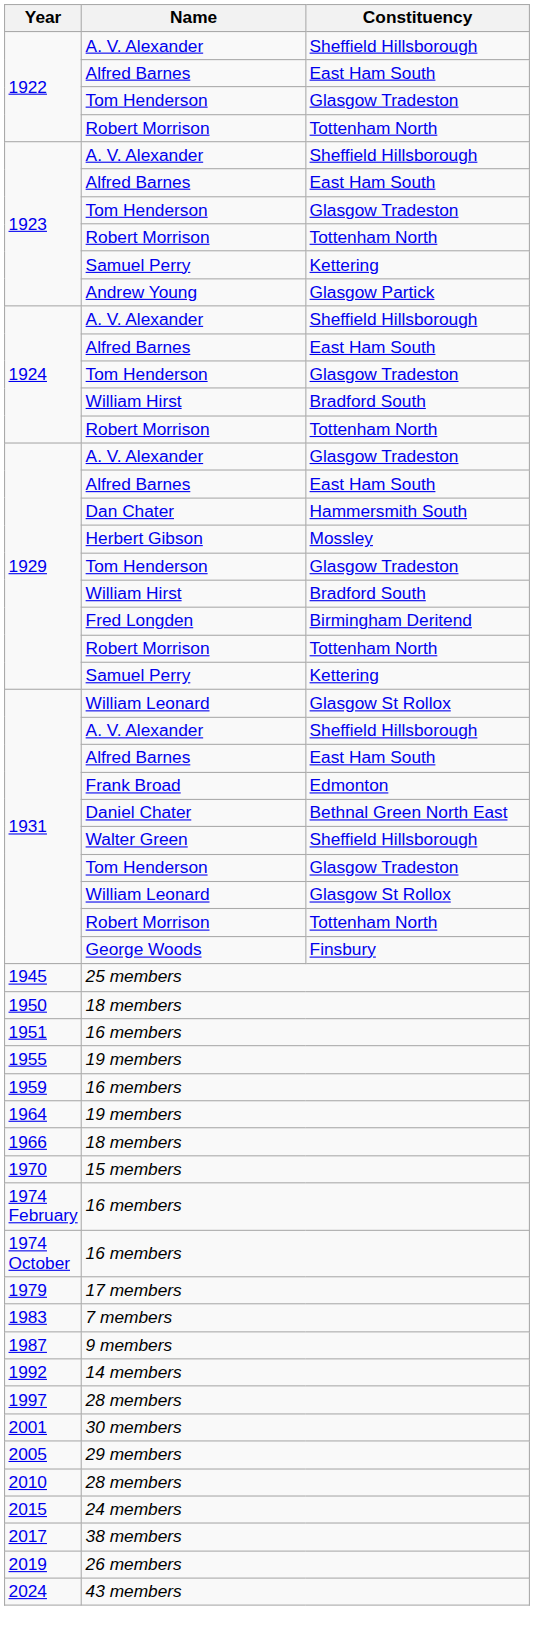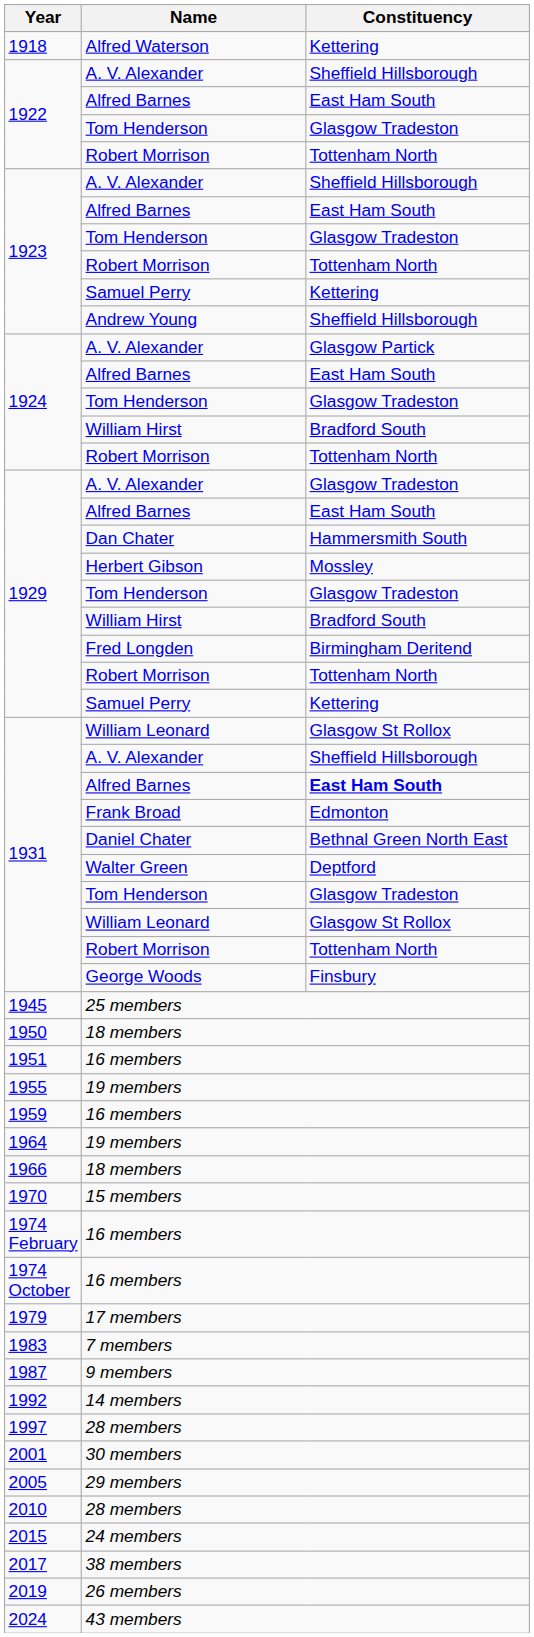+ row: (28, 45)
(372, 292) Glasgow Partick -> (393, 319) Sheffield Hillsborough
(393, 319) Sheffield Hillsborough -> (372, 347) Glasgow Partick
(372, 758) normal -> (376, 785) bold
(393, 840) Sheffield Hillsborough -> (343, 867) Deptford
